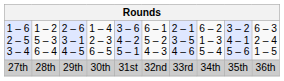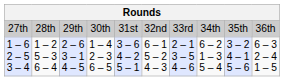rows swapped: (18, 68) <-> (18, 40)
